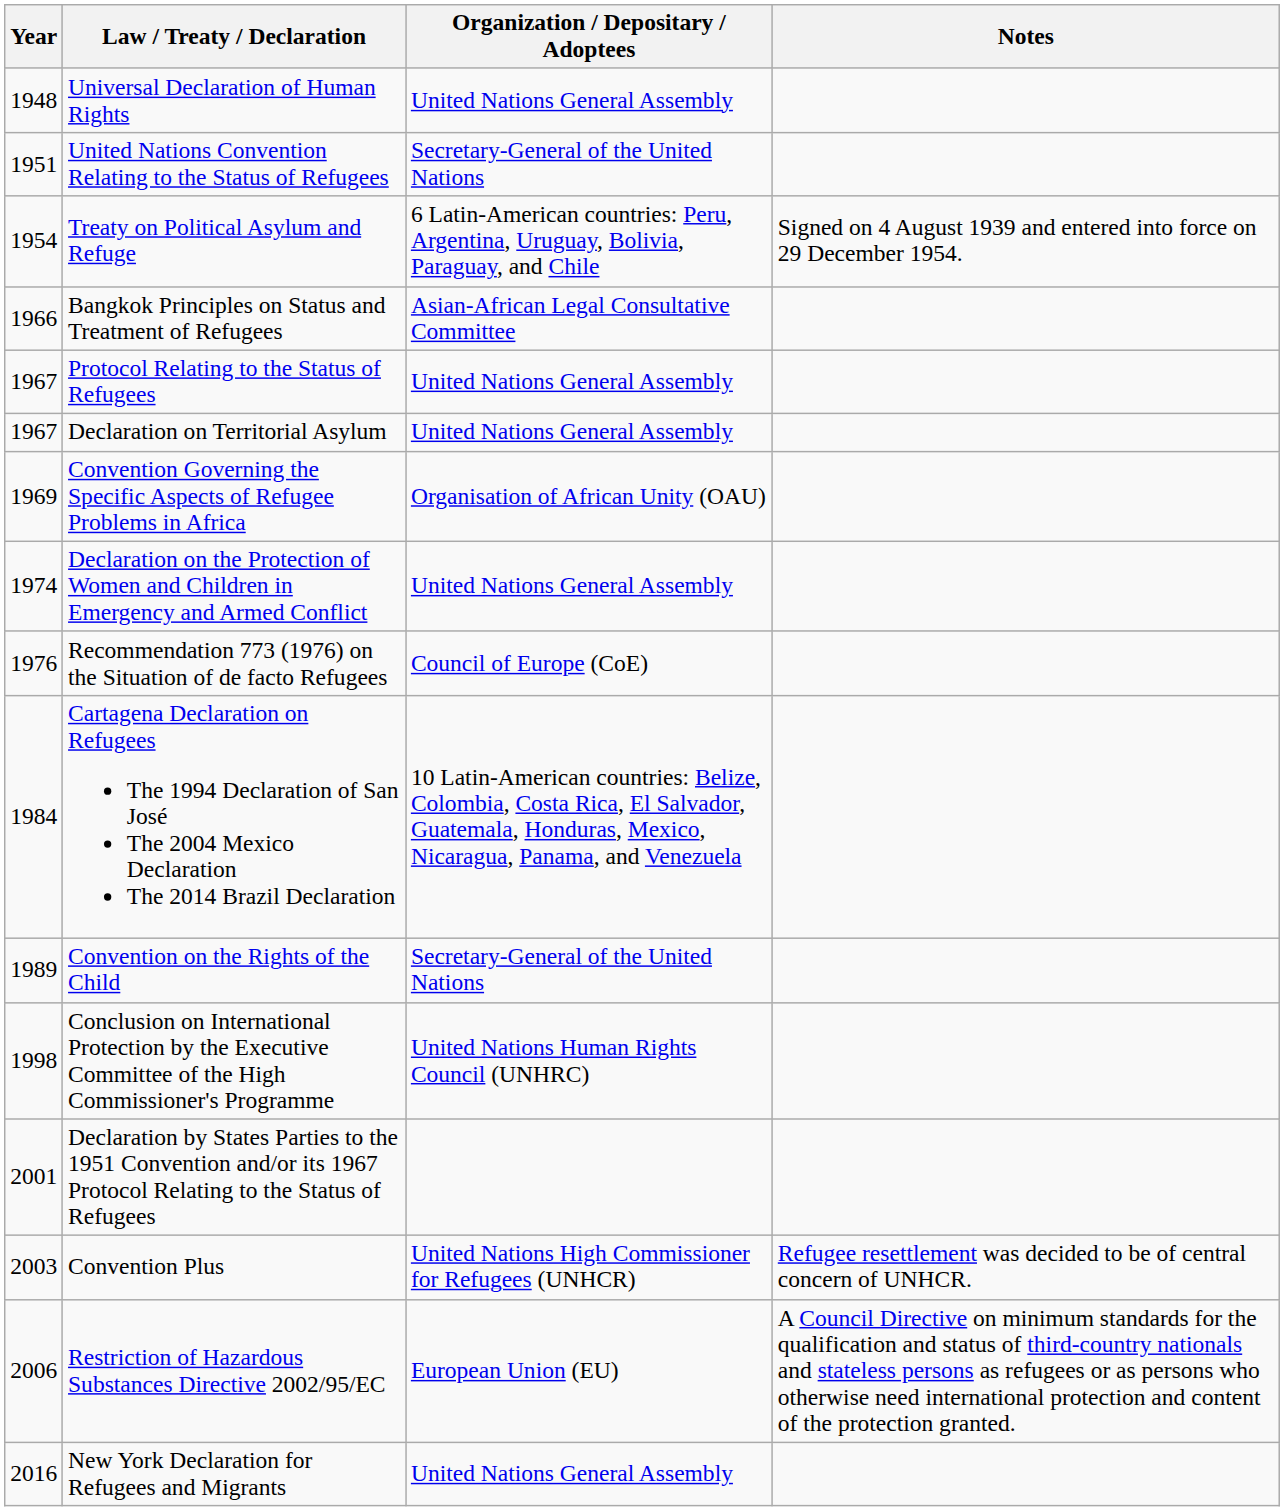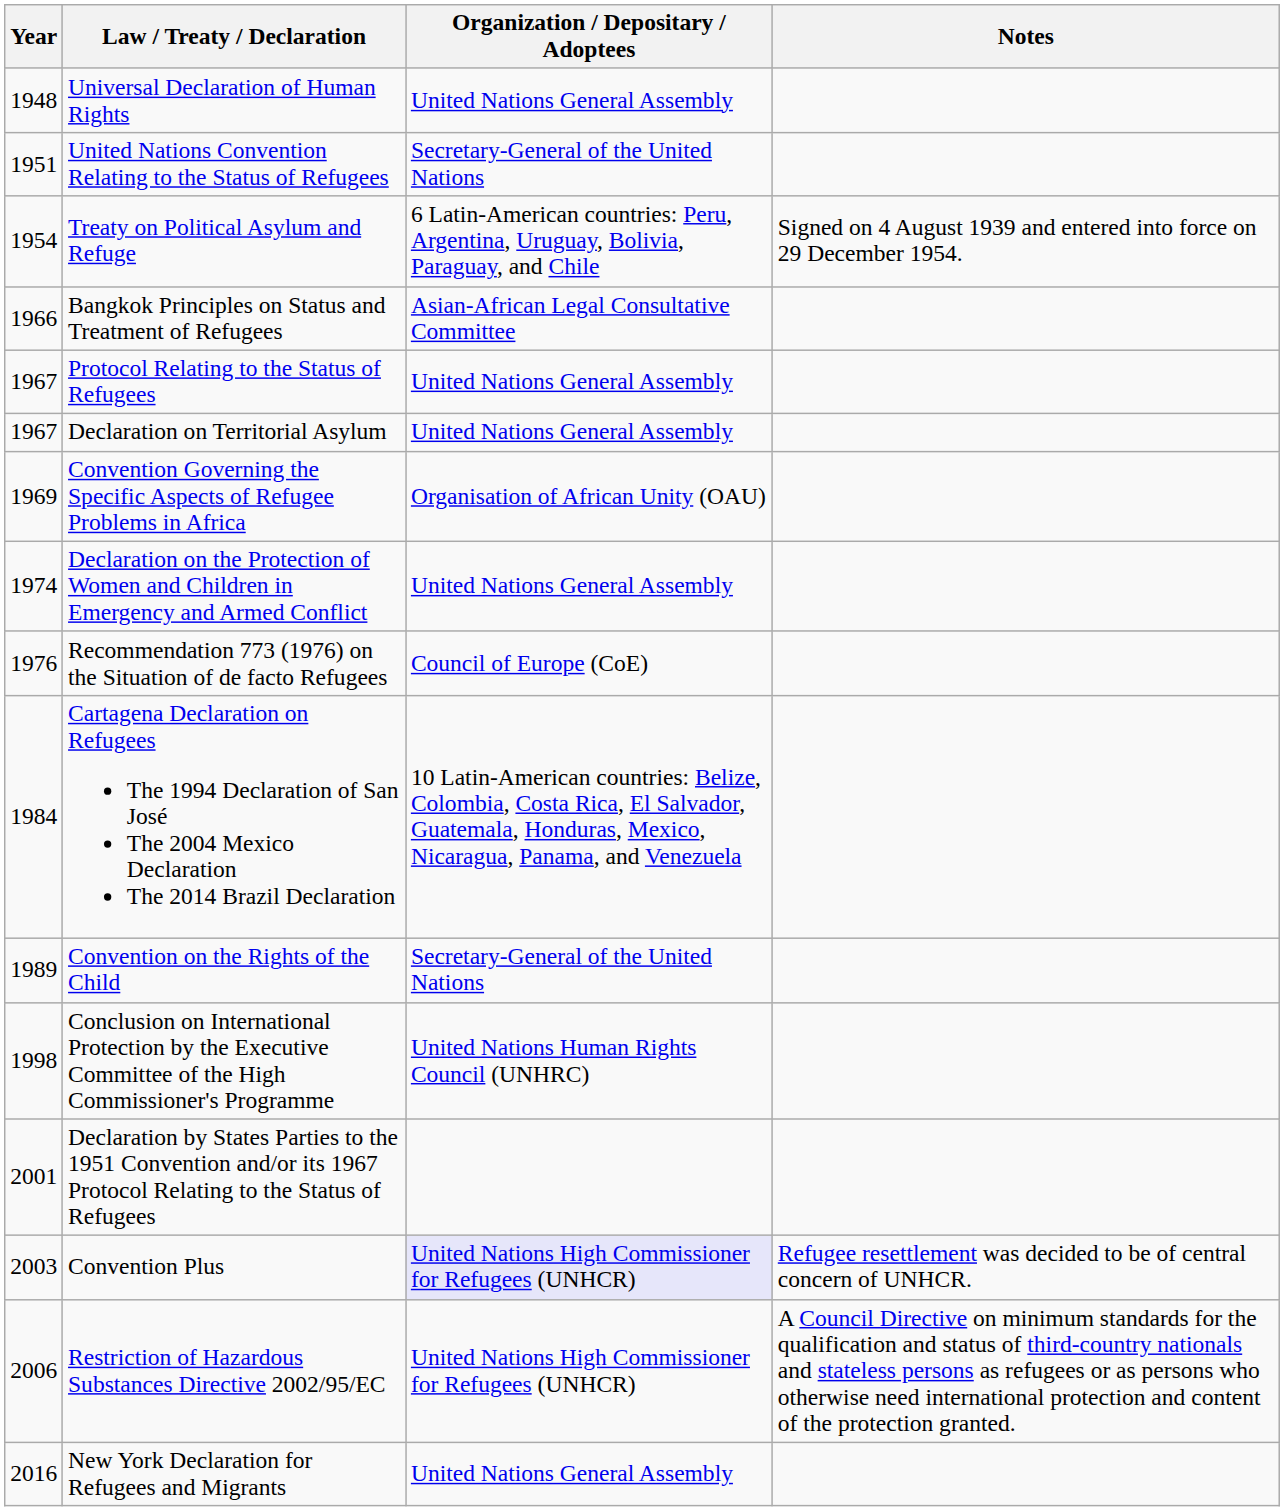(580, 1267) no background -> (580, 1267) lavender background
(515, 1370) European Union (EU) -> (580, 1370) United Nations High Commissioner for Refugees (UNHCR)
